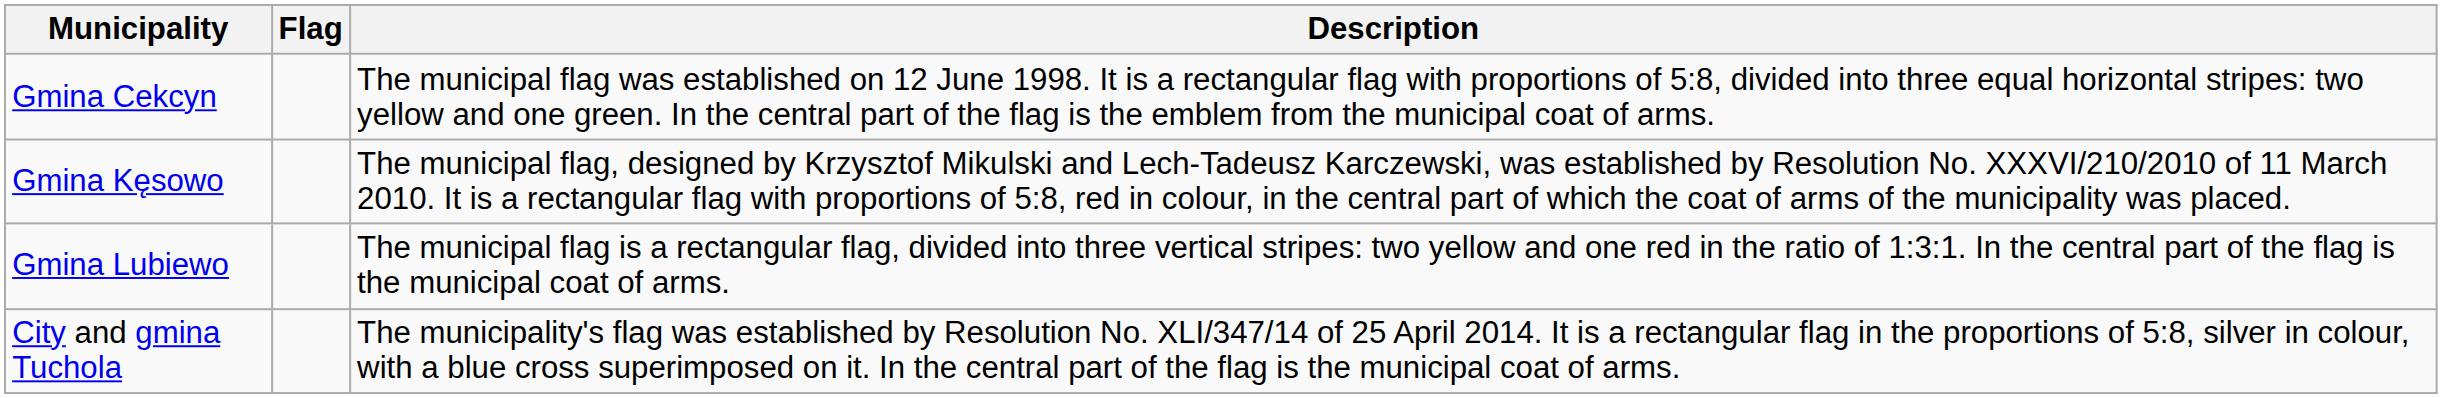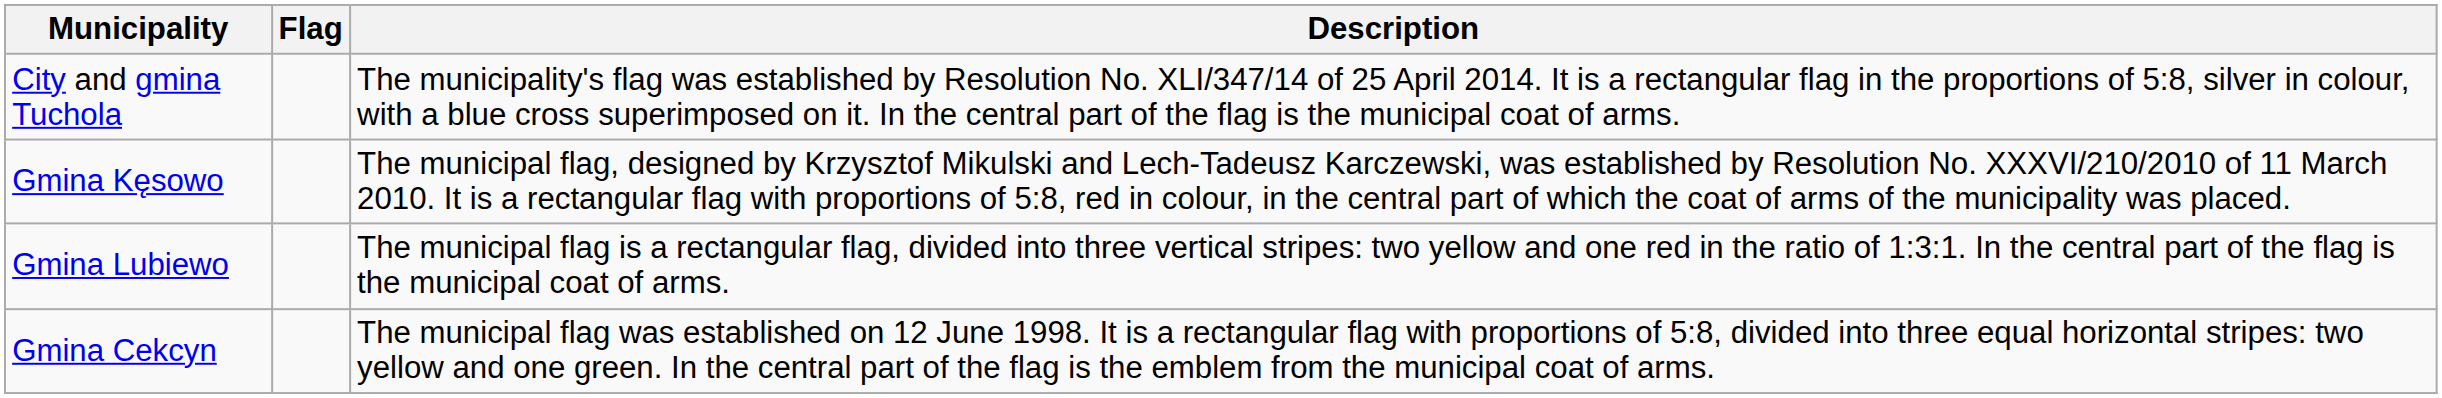rows swapped: (114, 96) <-> (116, 350)
